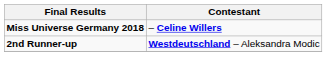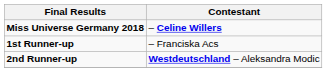+ row: (40, 43)
